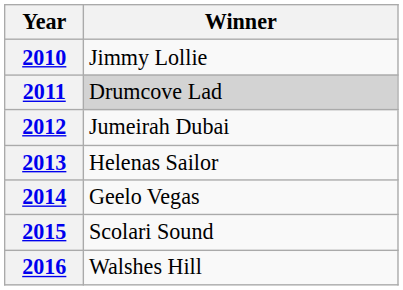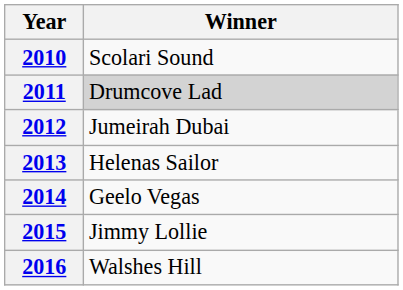(148, 57) Jimmy Lollie -> (151, 57) Scolari Sound
(151, 232) Scolari Sound -> (148, 232) Jimmy Lollie
